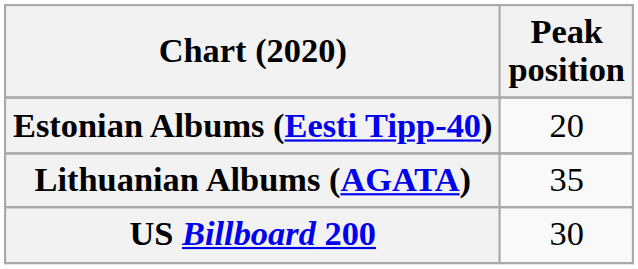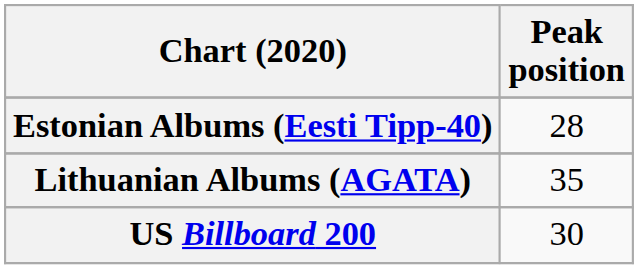(567, 125) 20 -> (567, 125) 28
